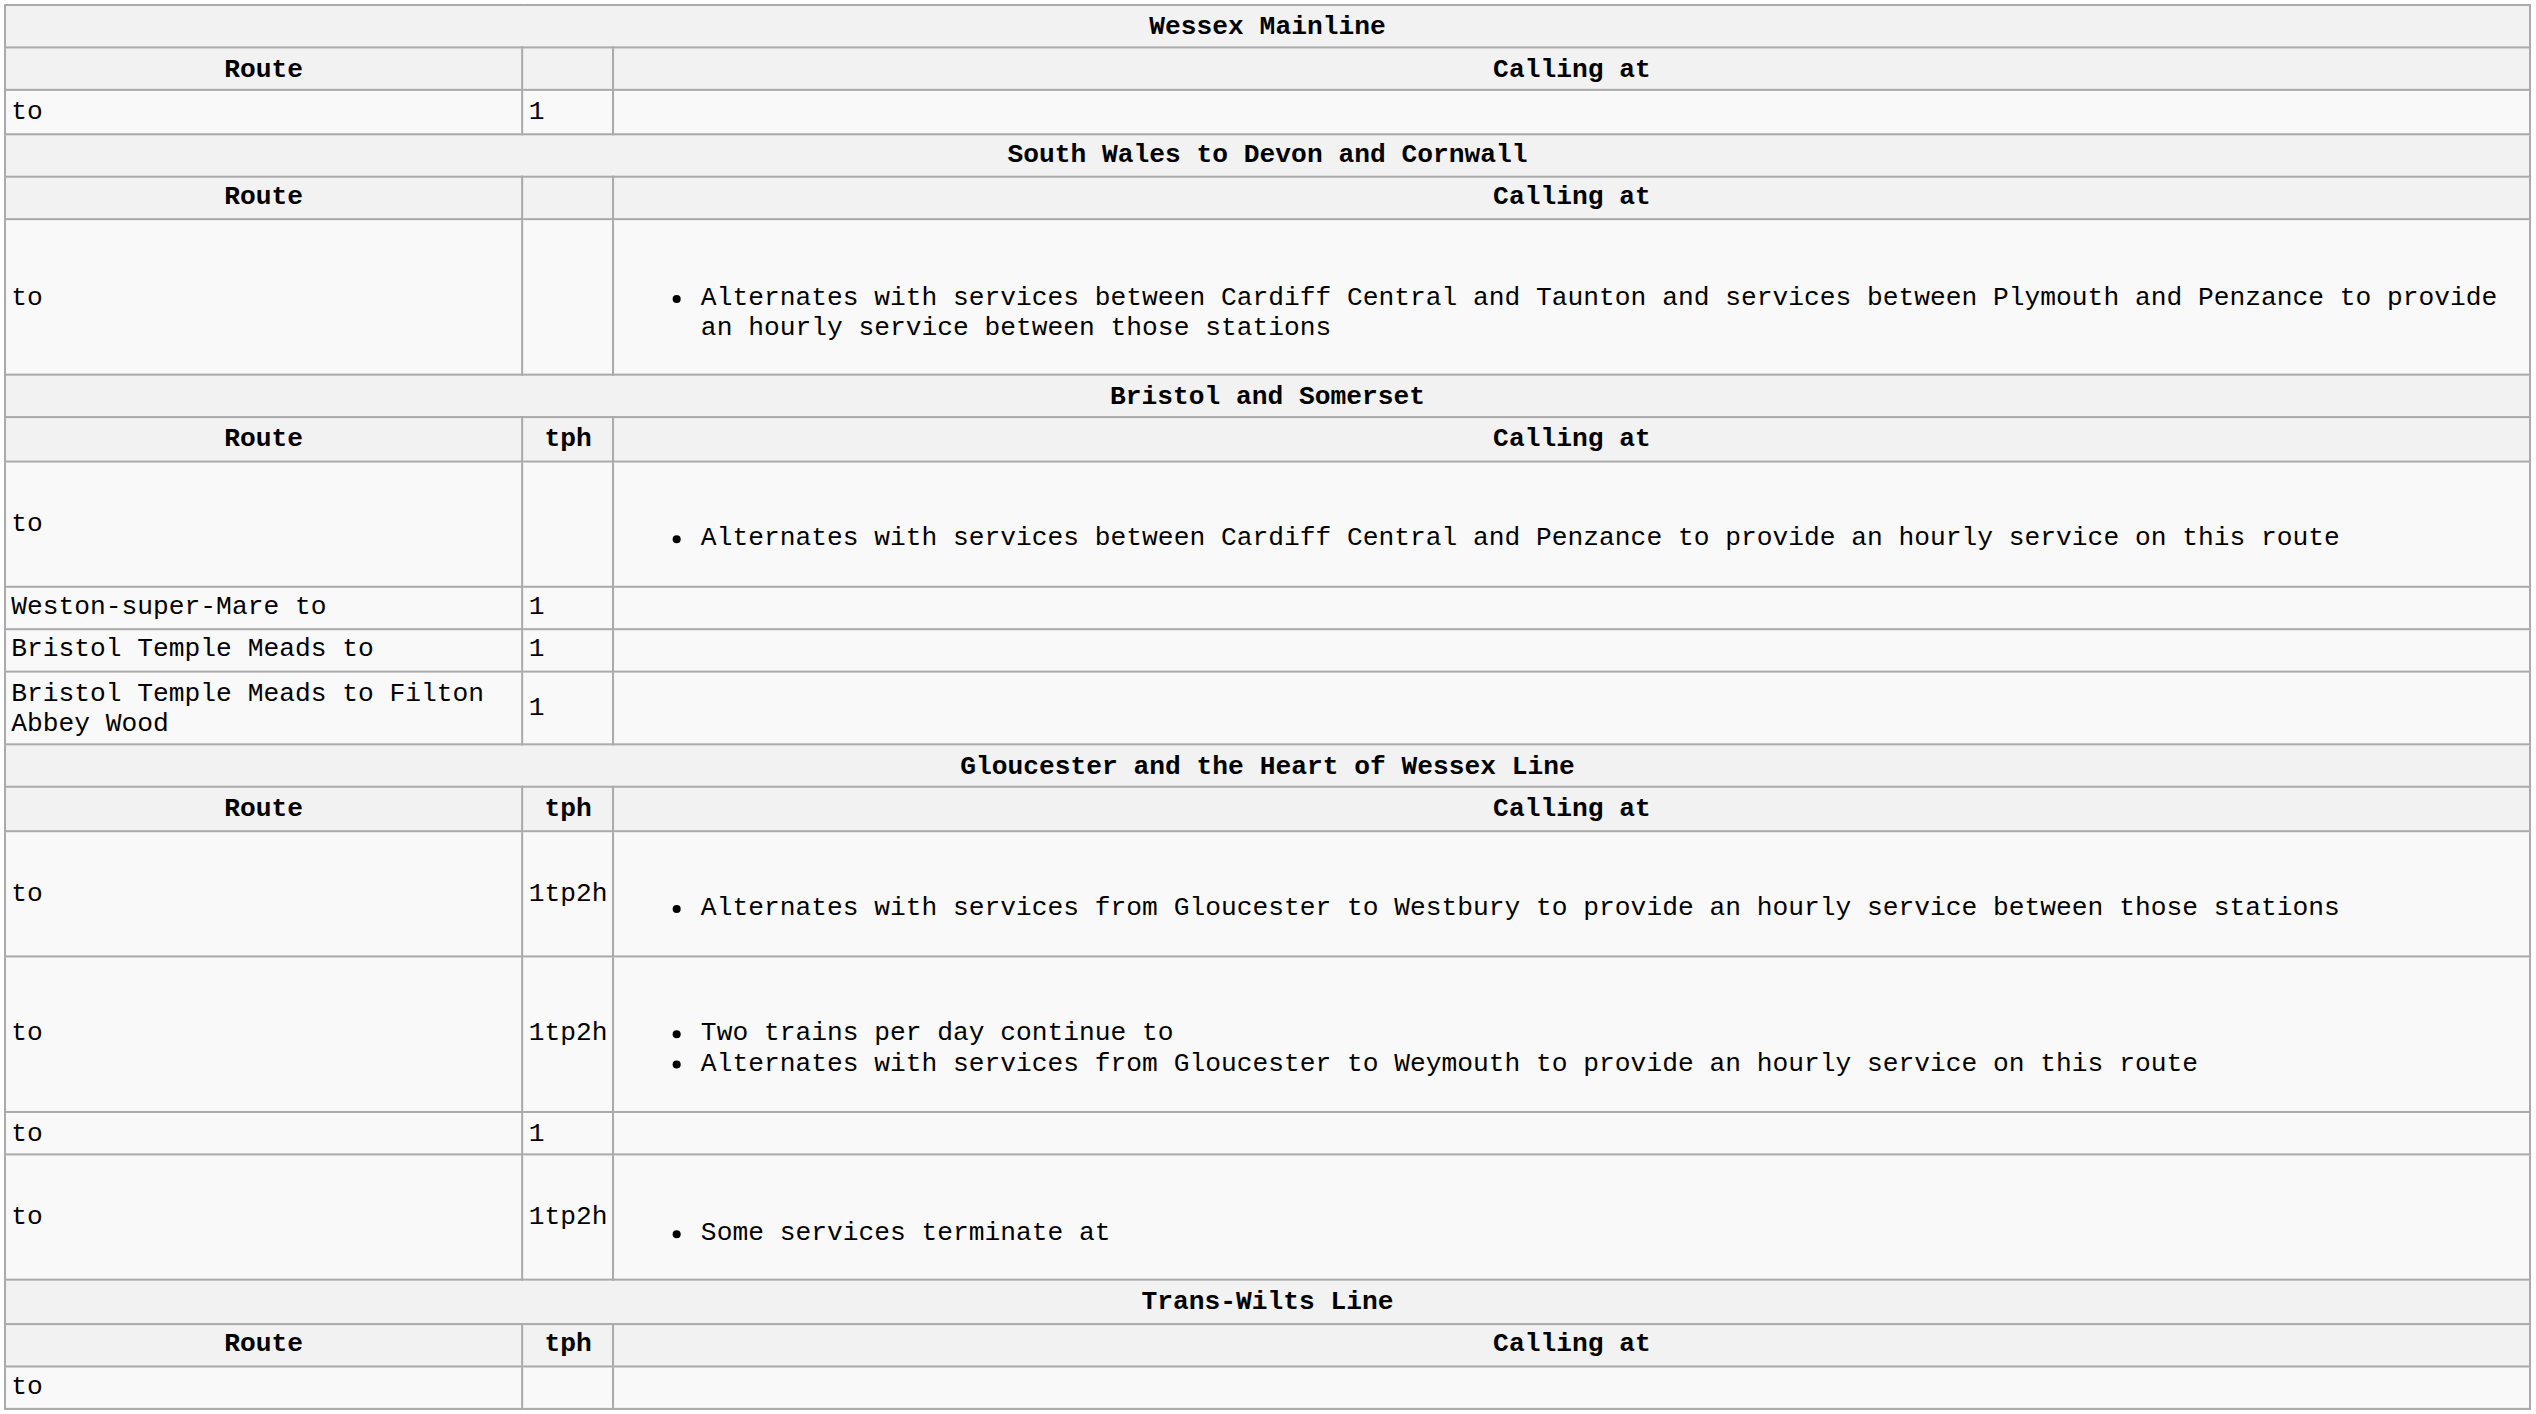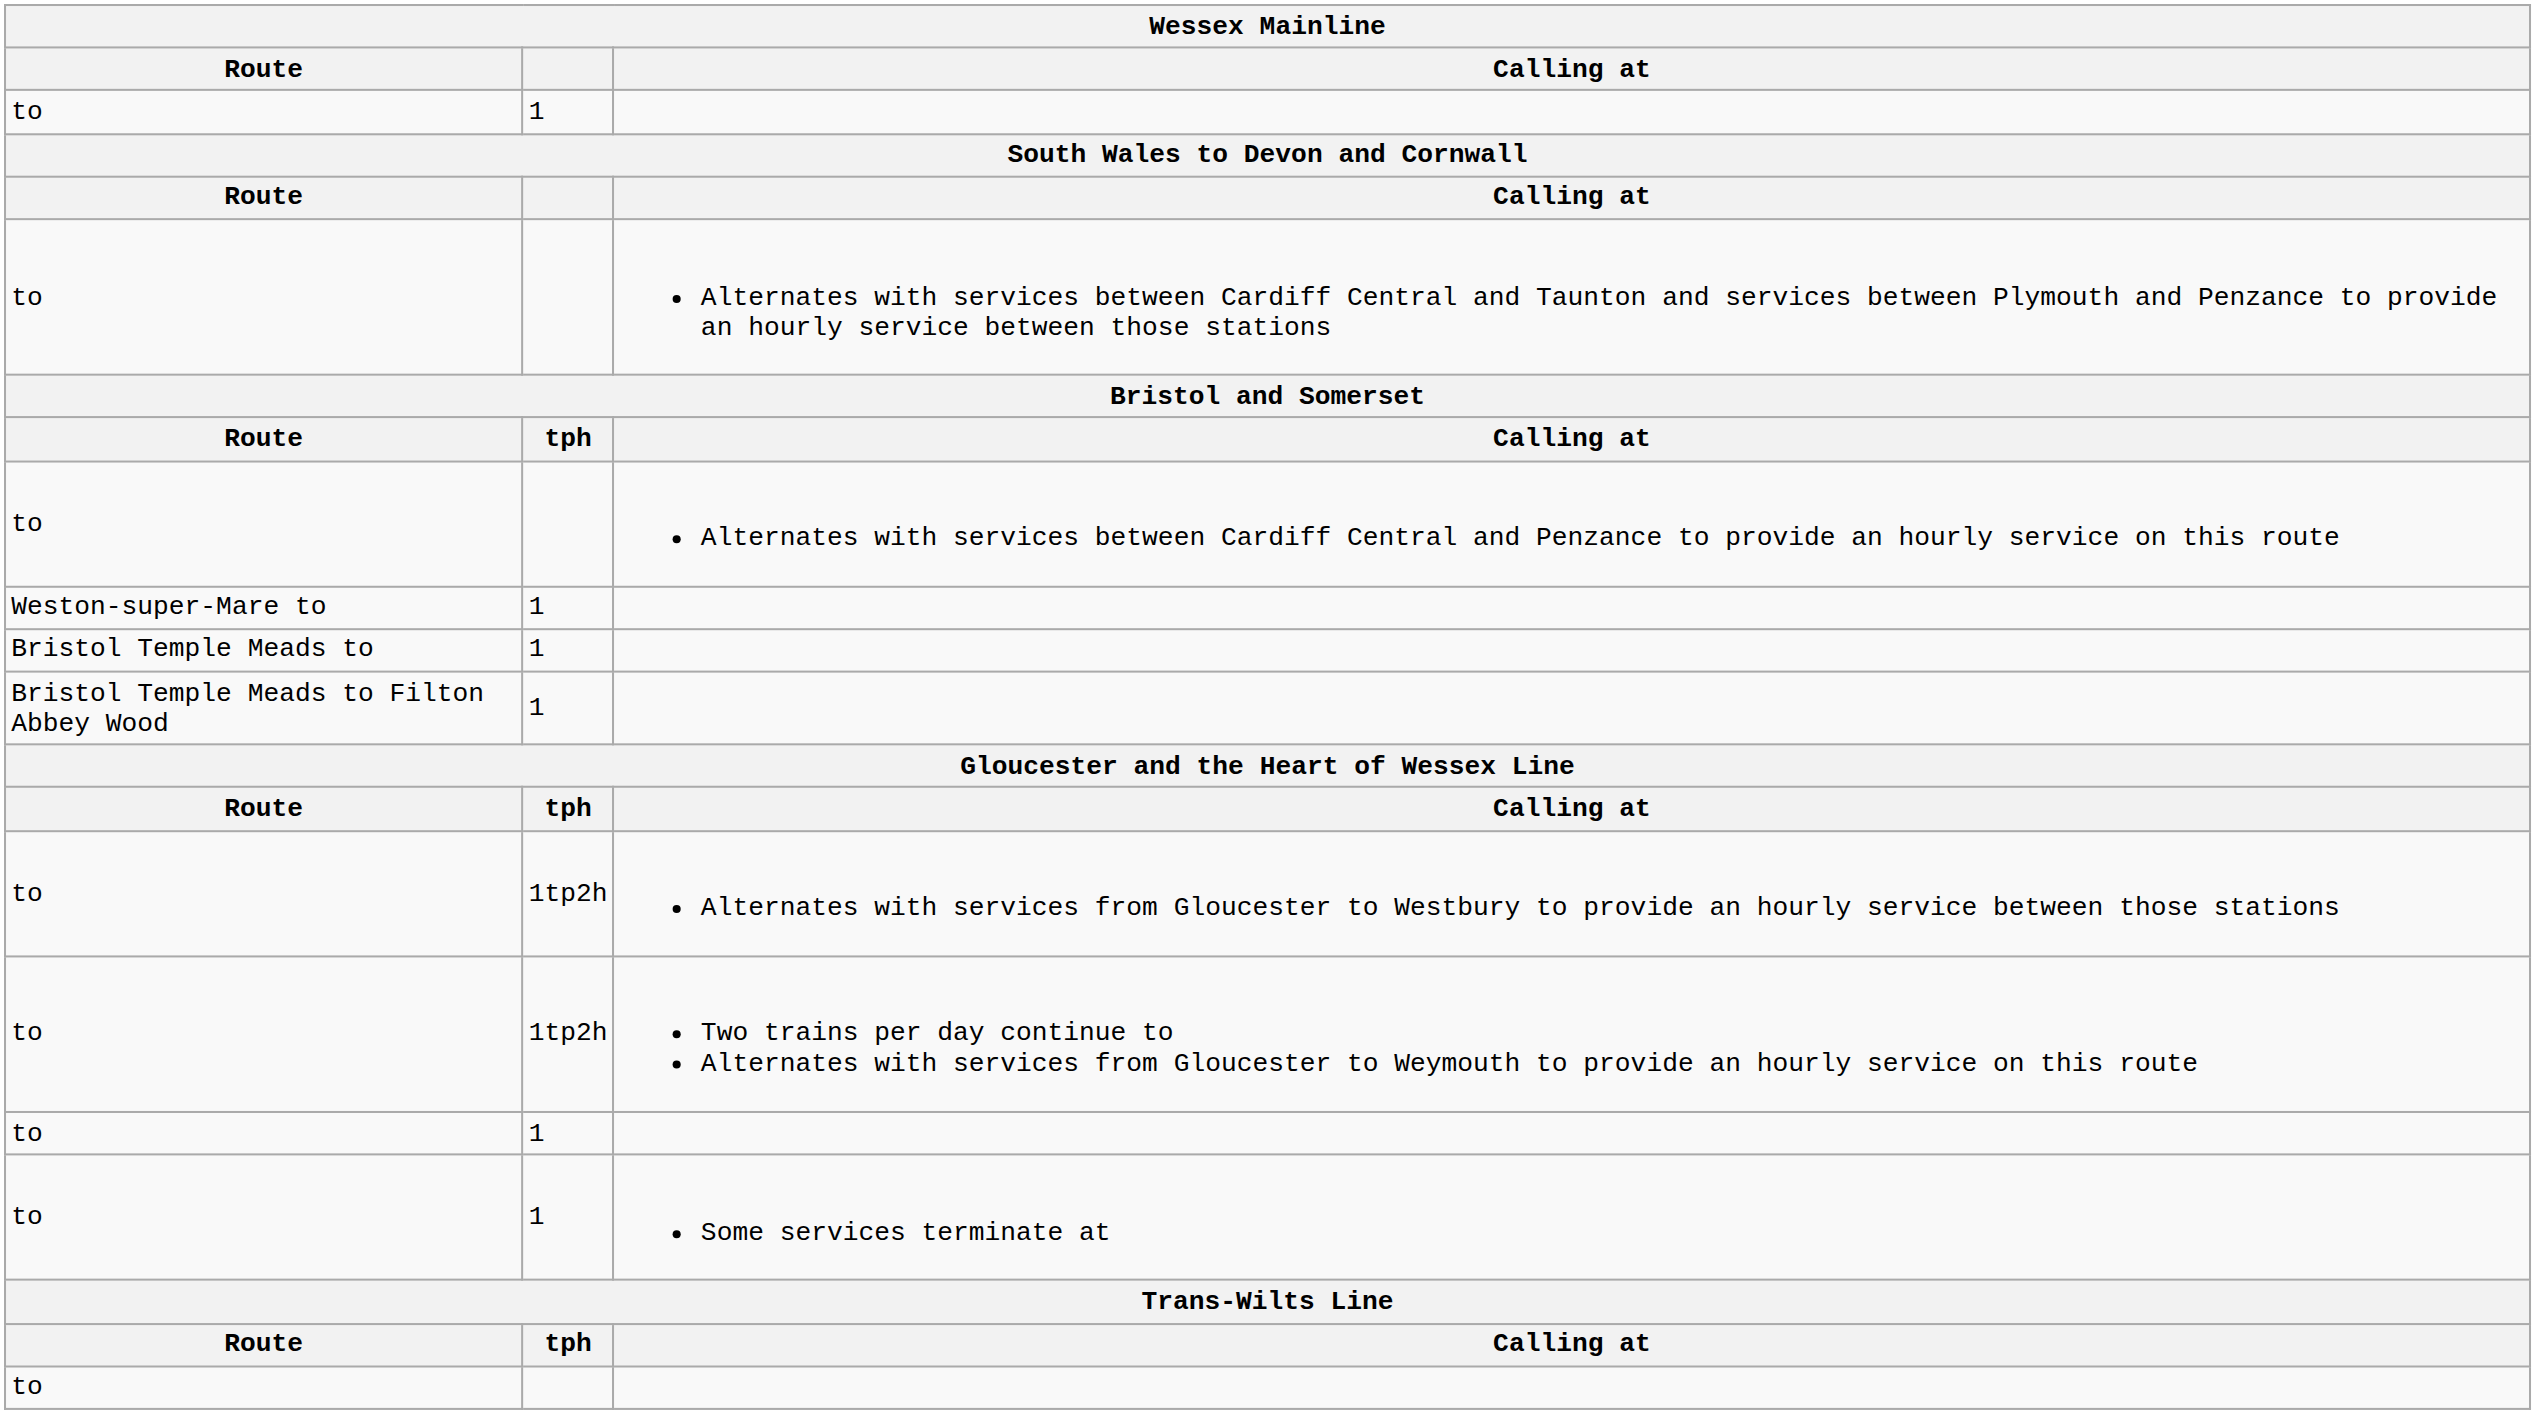(568, 1218) 1tp2h -> (537, 1218) 1
